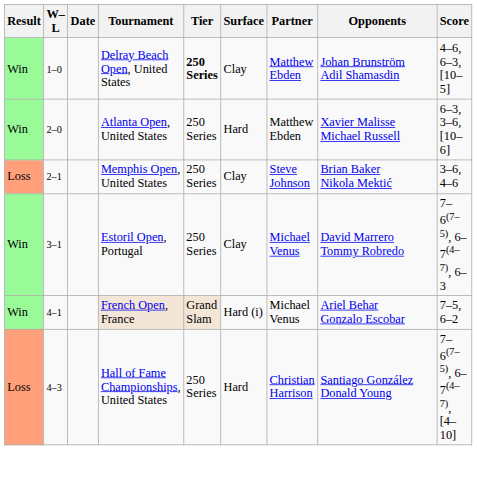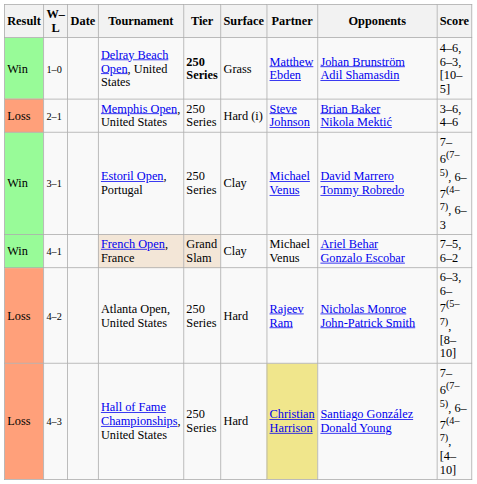(235, 68) Clay -> (238, 68) Grass
- row: (54, 130)
(235, 176) Clay -> (243, 115) Hard (i)
(243, 312) Hard (i) -> (235, 251) Clay
+ row: (54, 316)
(292, 387) no background -> (292, 421) khaki background
